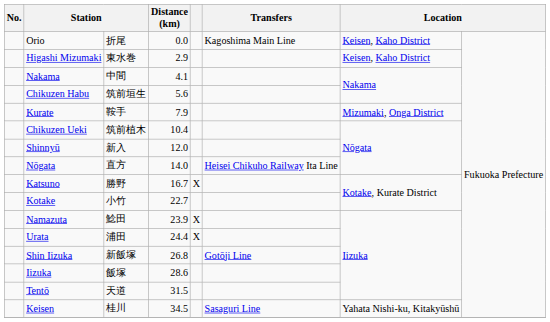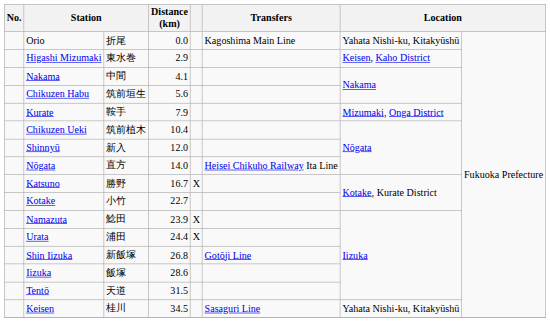(386, 40) Keisen, Kaho District -> (401, 40) Yahata Nishi-ku, Kitakyūshū
